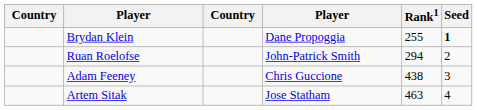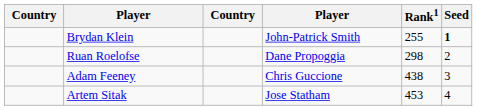(305, 37) Dane Propoggia -> (313, 37) John-Patrick Smith
(313, 56) John-Patrick Smith -> (305, 56) Dane Propoggia
(414, 56) 294 -> (414, 56) 298
(414, 95) 463 -> (414, 95) 453
